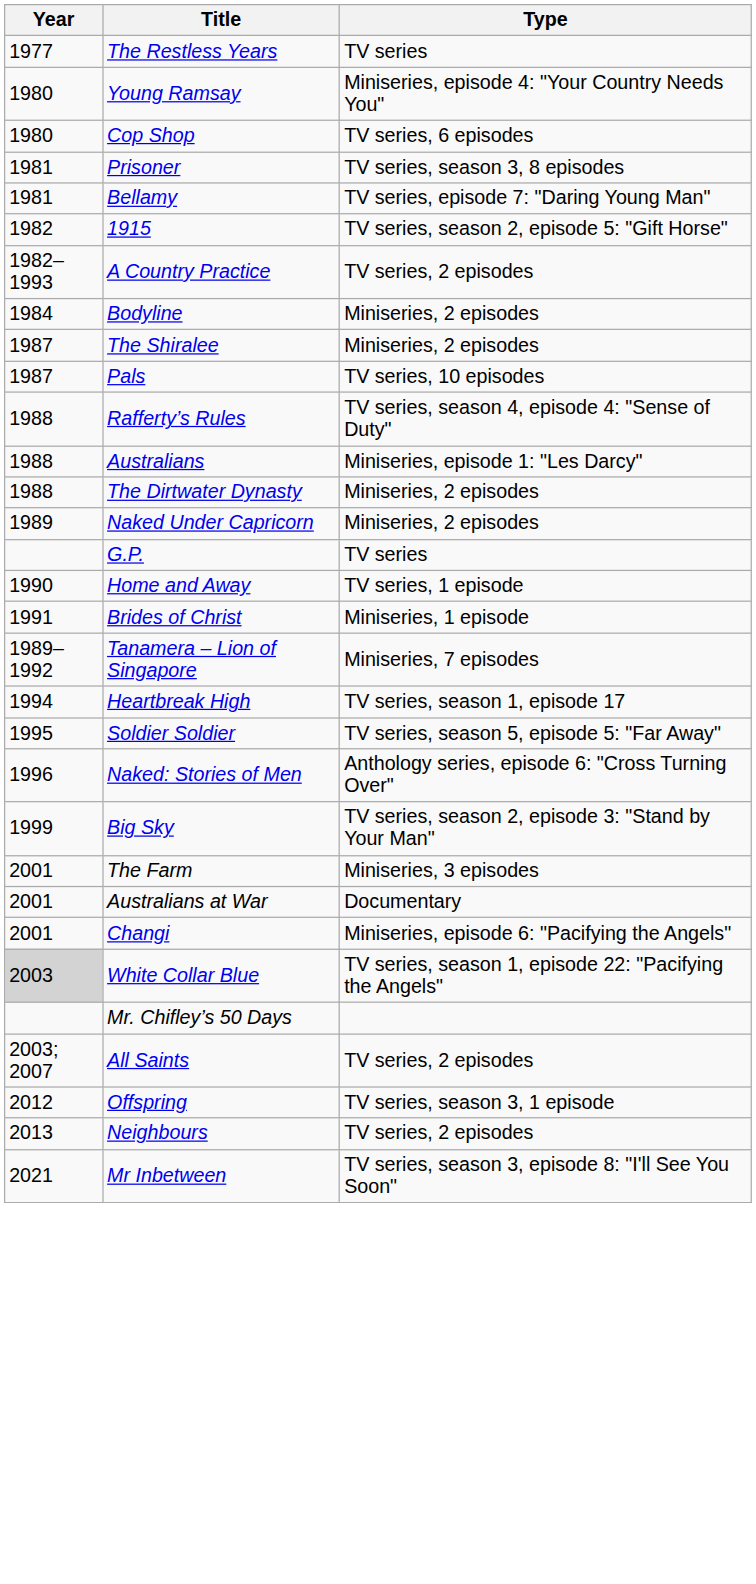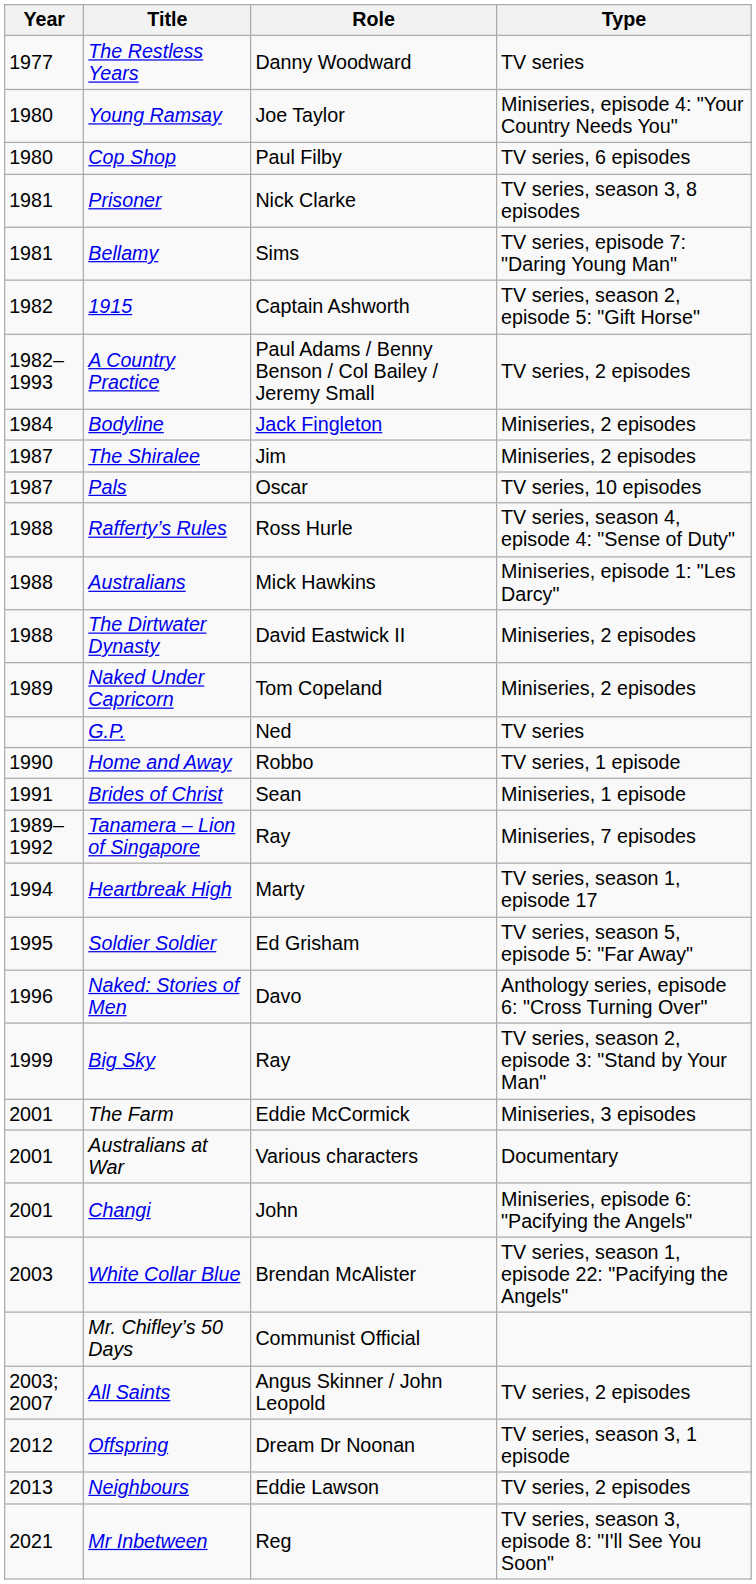+ column: (374, 20)
(31, 975) lightgrey background -> (31, 1274) no background
